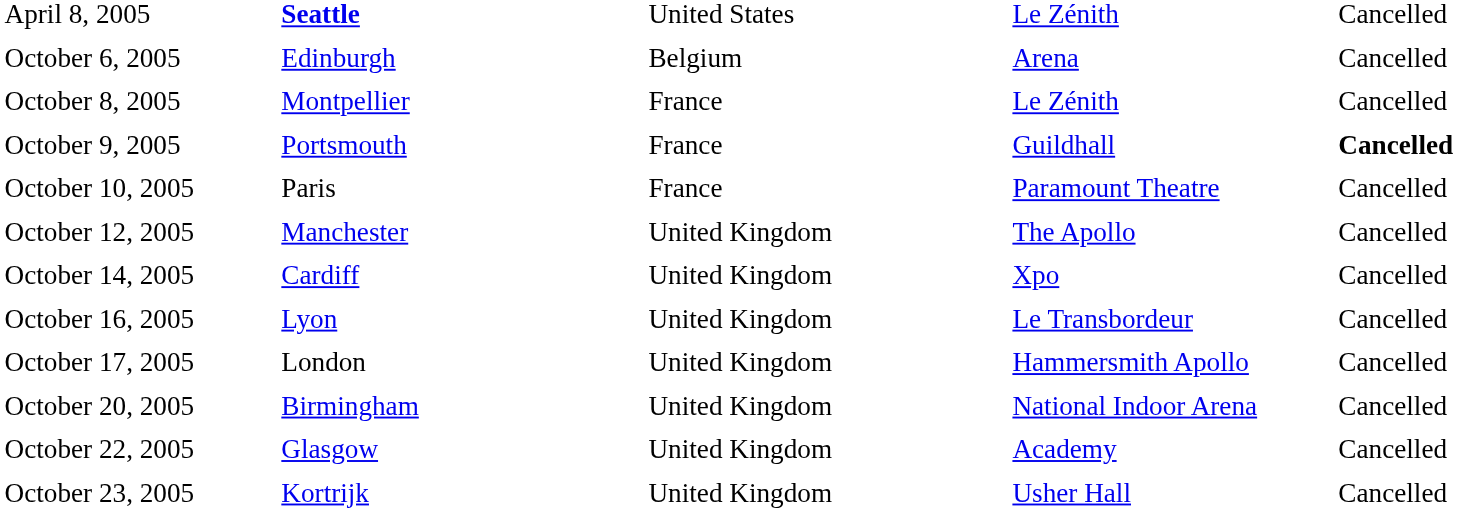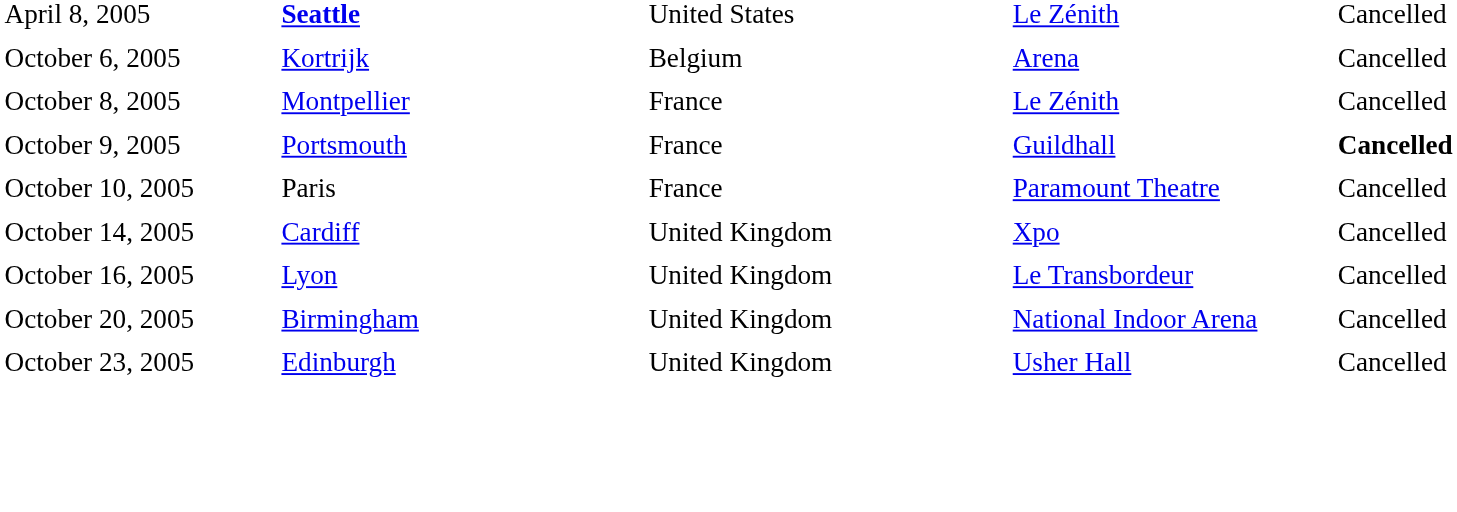(338, 57) Edinburgh -> (325, 57) Kortrijk
- row: (99, 231)
- row: (99, 362)
- row: (99, 449)
(325, 492) Kortrijk -> (339, 362) Edinburgh
